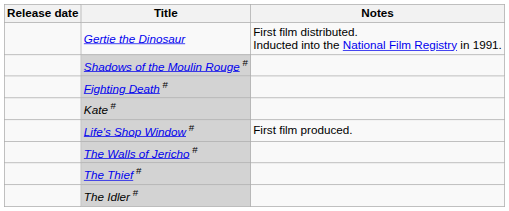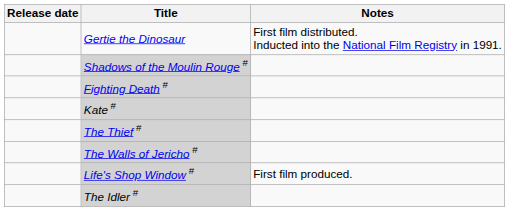rows swapped: (139, 130) <-> (113, 173)
